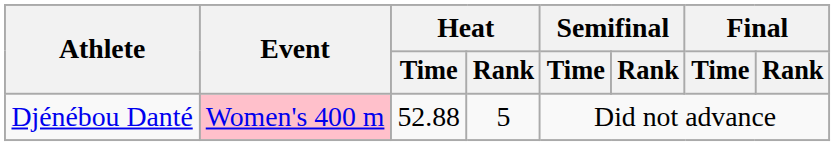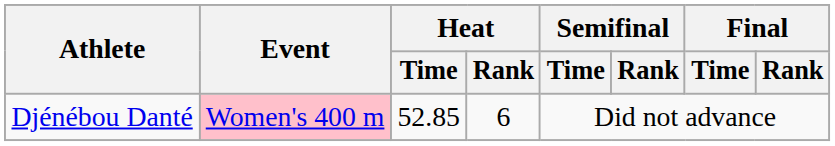(429, 117) 52.88 -> (429, 117) 52.85
(503, 117) 5 -> (503, 117) 6
